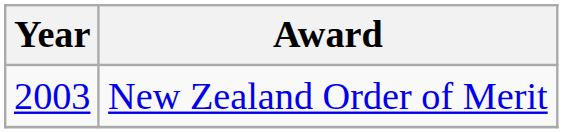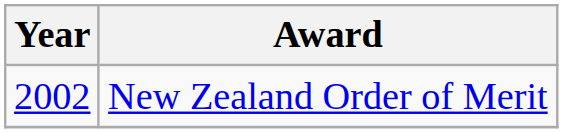(52, 95) 2003 -> (52, 95) 2002
